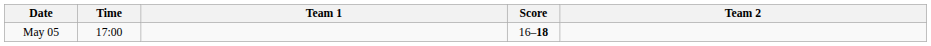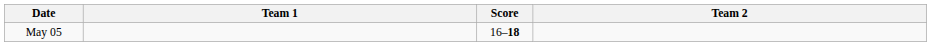- column: (109, 13)
